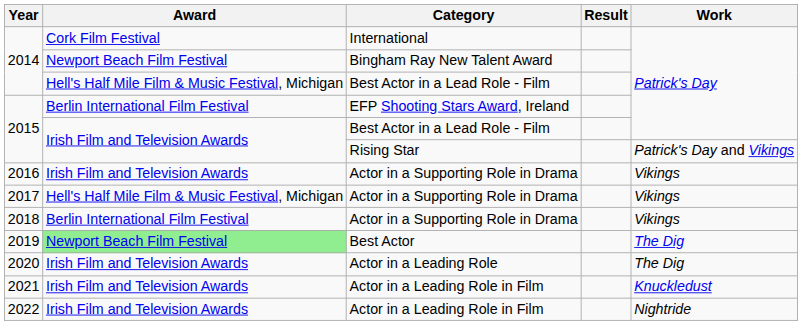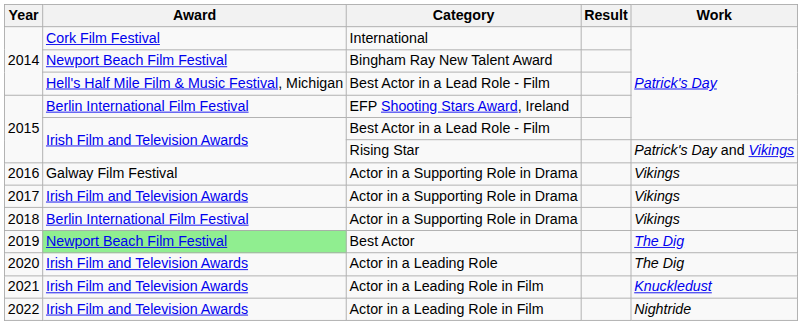(147, 173) Irish Film and Television Awards -> (112, 173) Galway Film Festival
(195, 196) Hell's Half Mile Film & Music Festival, Michigan -> (147, 196) Irish Film and Television Awards
